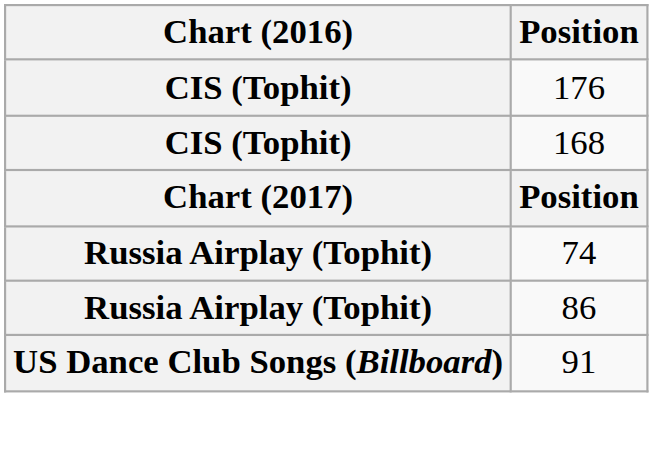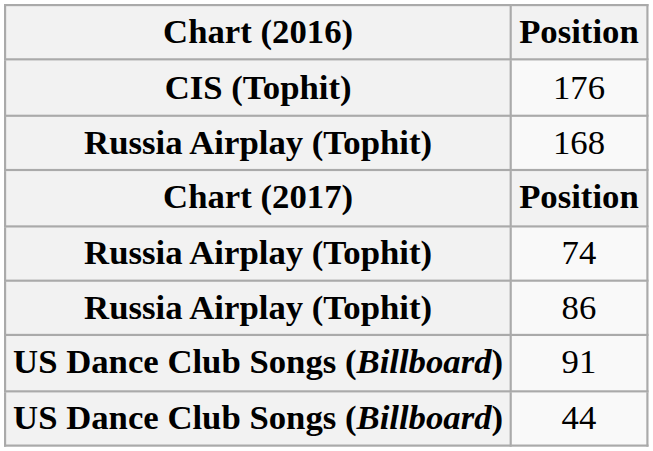(258, 142) CIS (Tophit) -> (258, 142) Russia Airplay (Tophit)
+ row: (579, 417)
